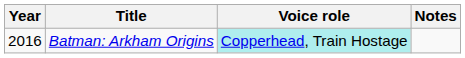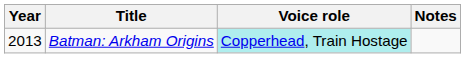(25, 40) 2016 -> (25, 40) 2013
